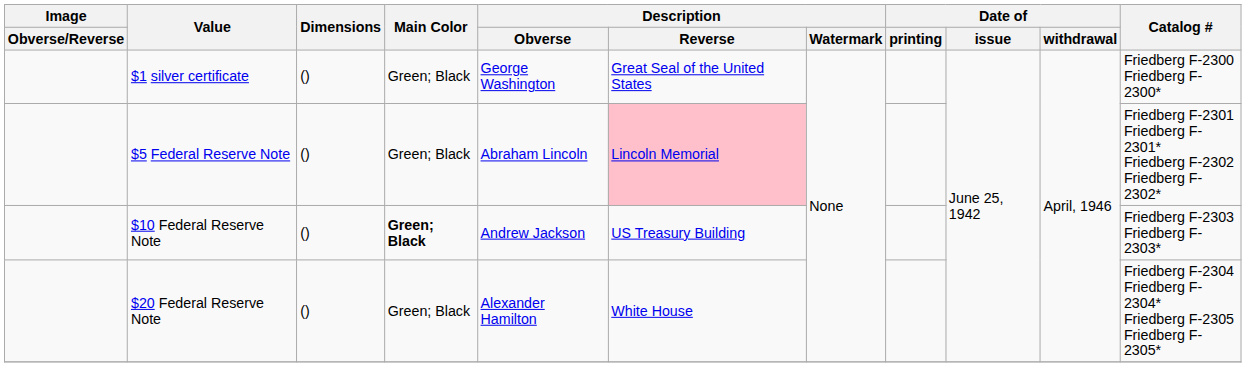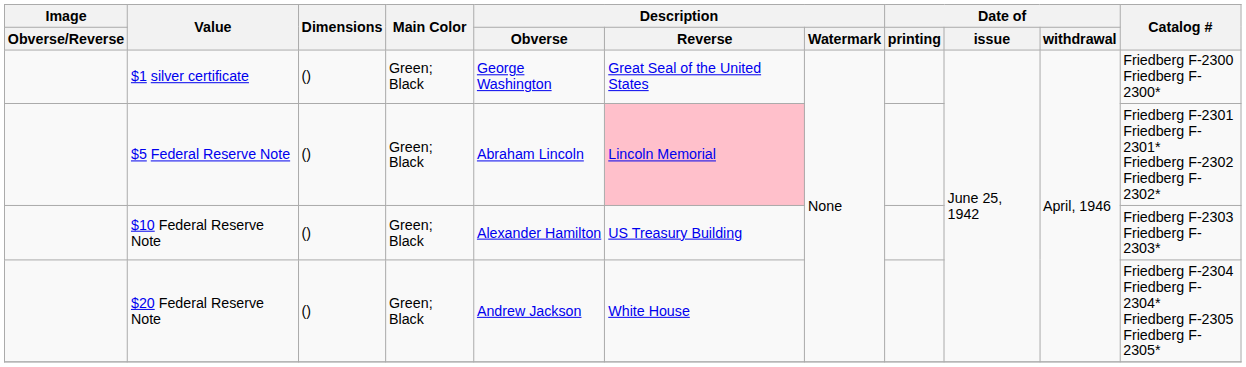(411, 233) bold -> (411, 233) normal
(533, 233) Andrew Jackson -> (539, 233) Alexander Hamilton
(513, 311) Alexander Hamilton -> (529, 311) Andrew Jackson
